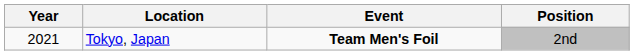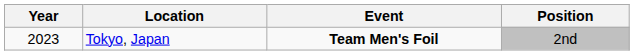(43, 39) 2021 -> (43, 39) 2023
